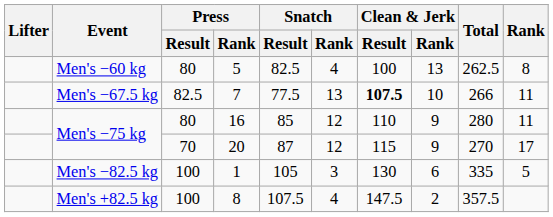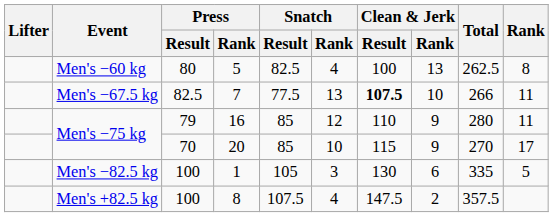(188, 120) 80 -> (188, 120) 79
(285, 146) 87 -> (285, 146) 85
(334, 146) 12 -> (334, 146) 10
